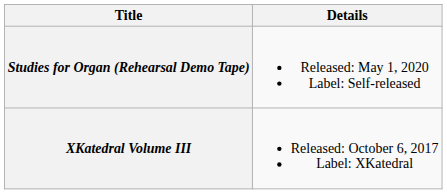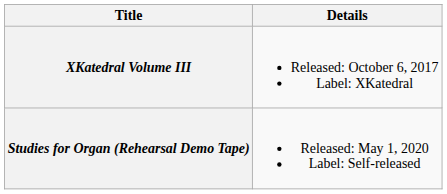rows swapped: (129, 148) <-> (129, 67)
